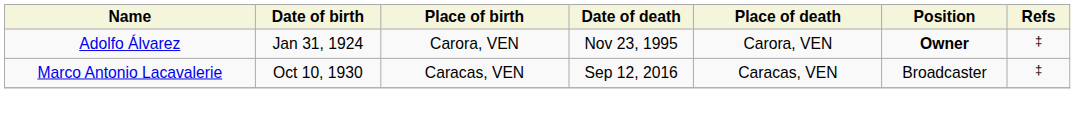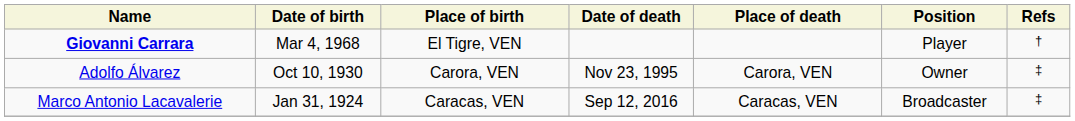+ row: (130, 43)
(318, 43) Jan 31, 1924 -> (318, 73) Oct 10, 1930
(945, 43) bold -> (945, 73) normal
(318, 73) Oct 10, 1930 -> (318, 102) Jan 31, 1924
